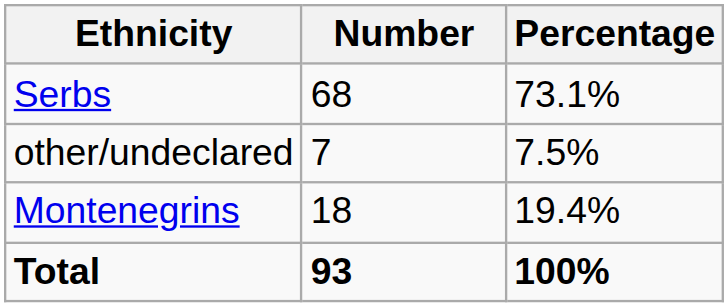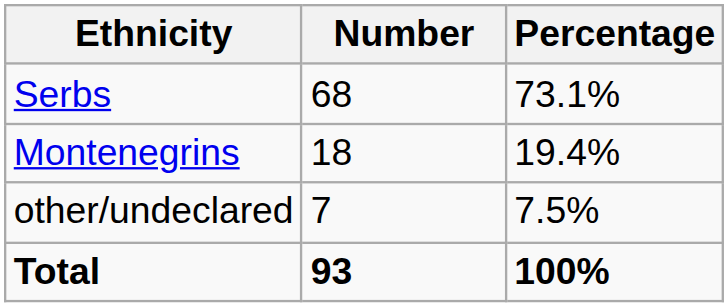rows swapped: (127, 211) <-> (154, 152)
